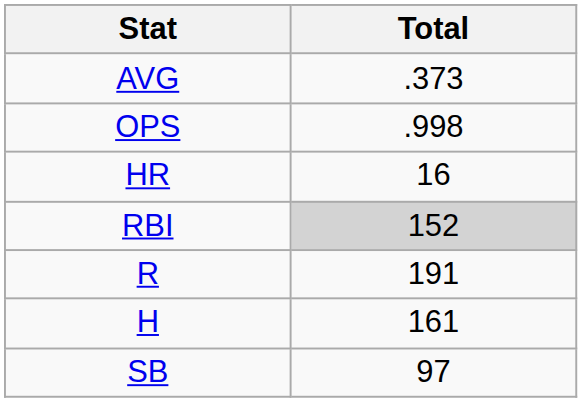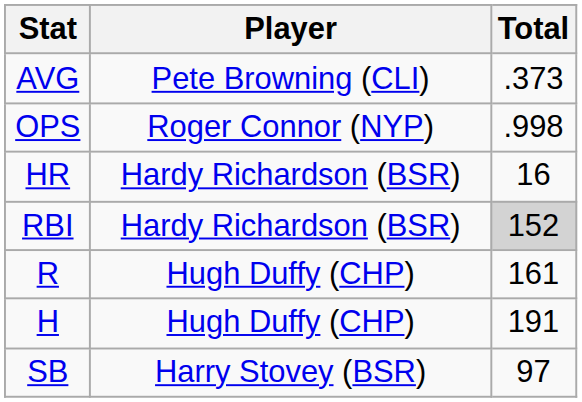+ column: (291, 28)
(433, 273) 191 -> (533, 273) 161
(433, 322) 161 -> (533, 322) 191
